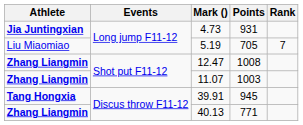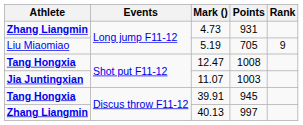(45, 30) Jia Juntingxian -> (47, 30) Zhang Liangmin
(283, 46) 7 -> (283, 46) 9
(47, 63) Zhang Liangmin -> (41, 63) Tang Hongxia
(47, 79) Zhang Liangmin -> (45, 79) Jia Juntingxian
(249, 113) 771 -> (249, 113) 997
